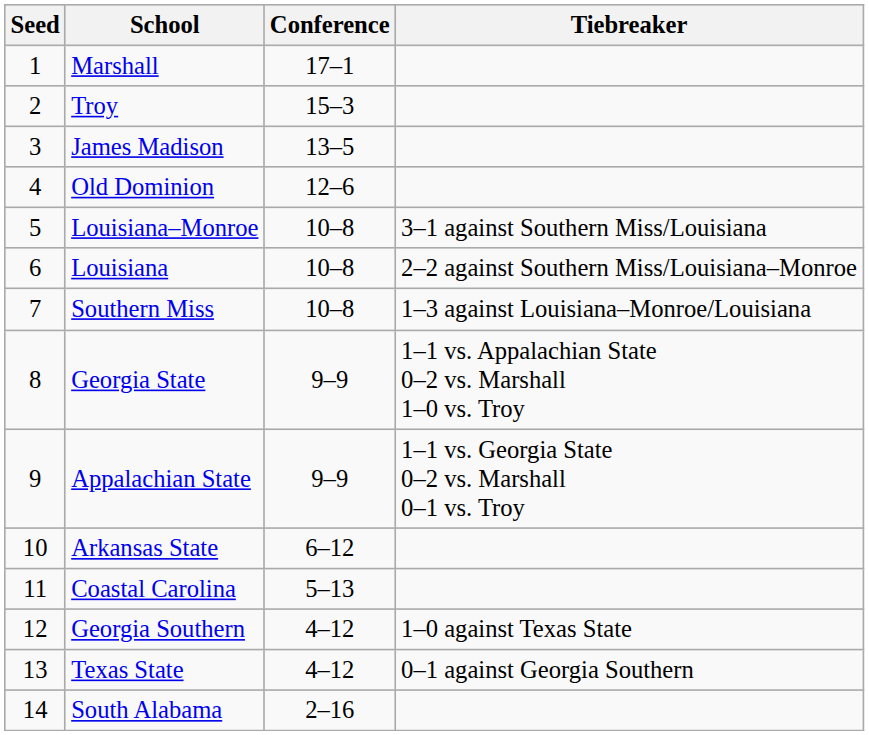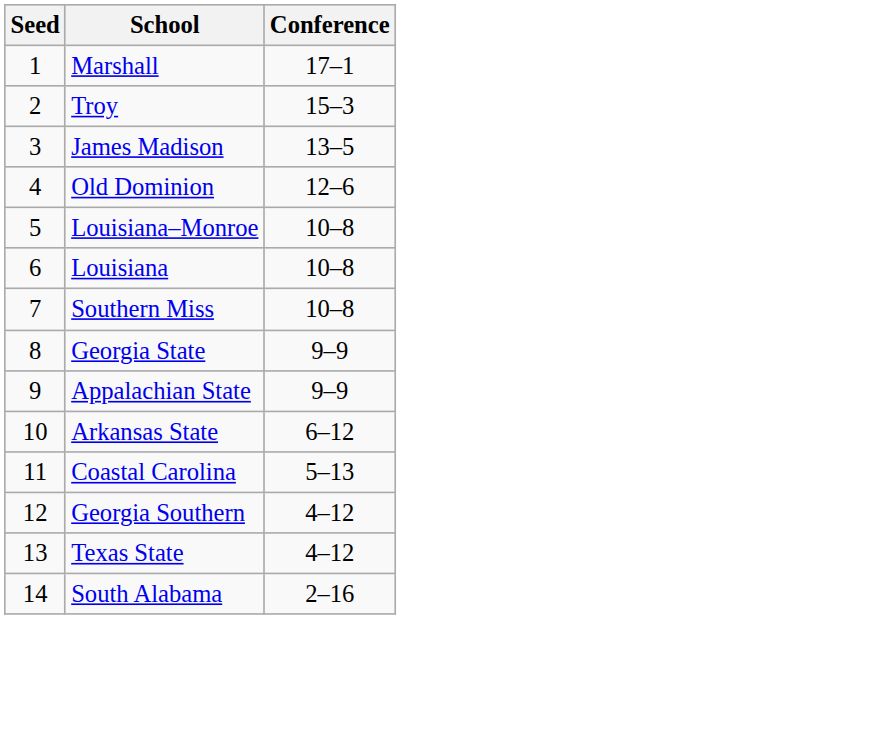- column: (629, 24)
